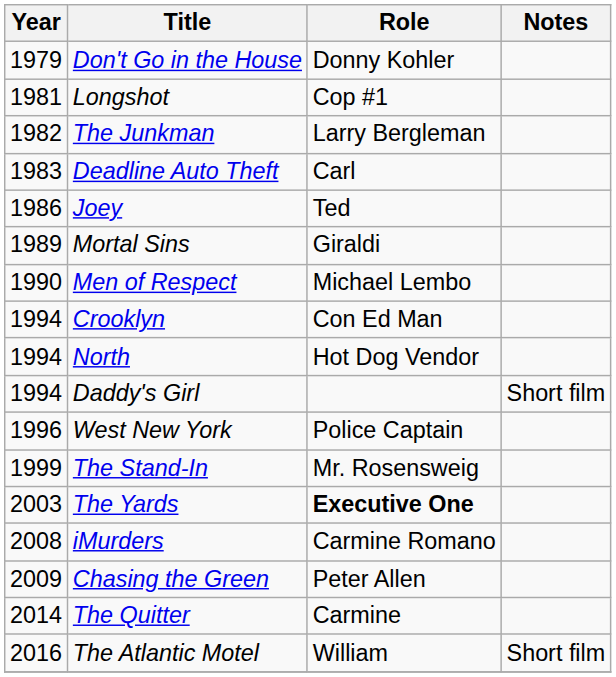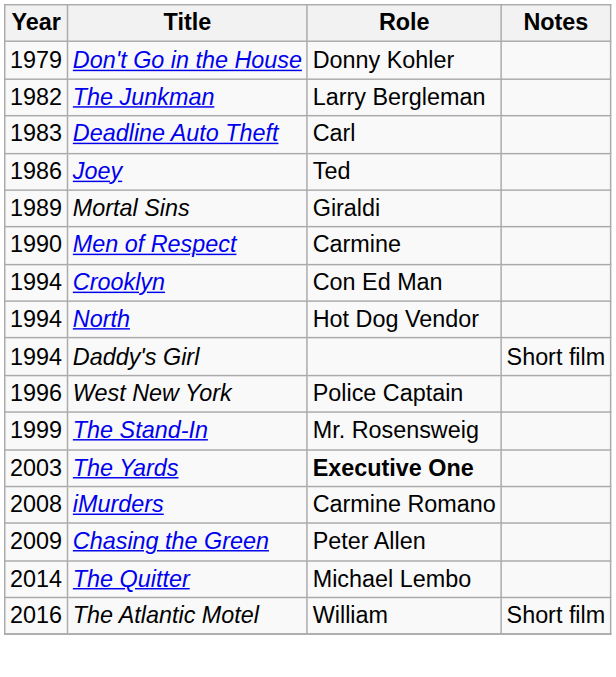- row: (121, 97)
(392, 282) Michael Lembo -> (357, 245) Carmine
(357, 615) Carmine -> (392, 578) Michael Lembo
